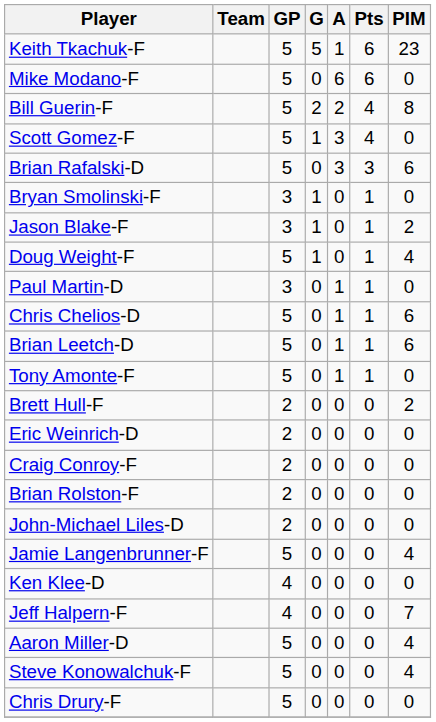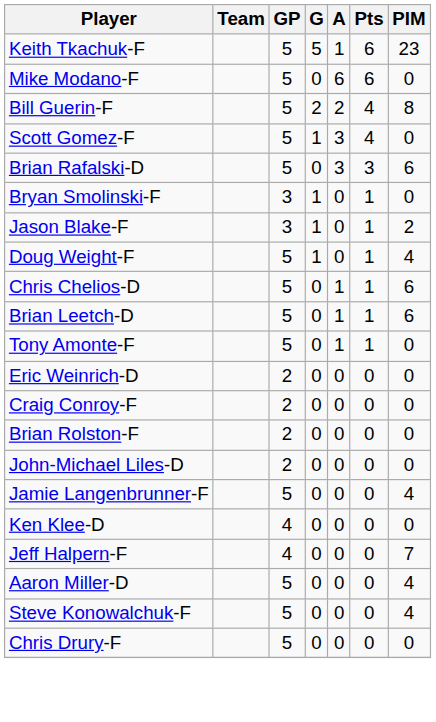- row: (66, 286)
- row: (56, 405)
